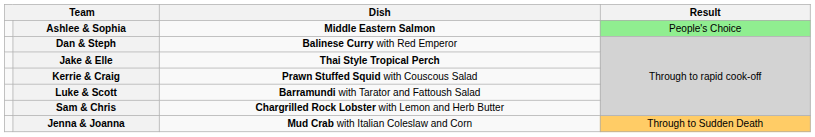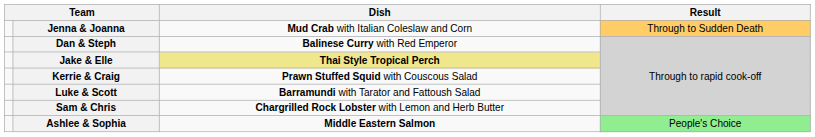rows swapped: (86, 29) <-> (86, 124)
(380, 60) no background -> (380, 60) khaki background
